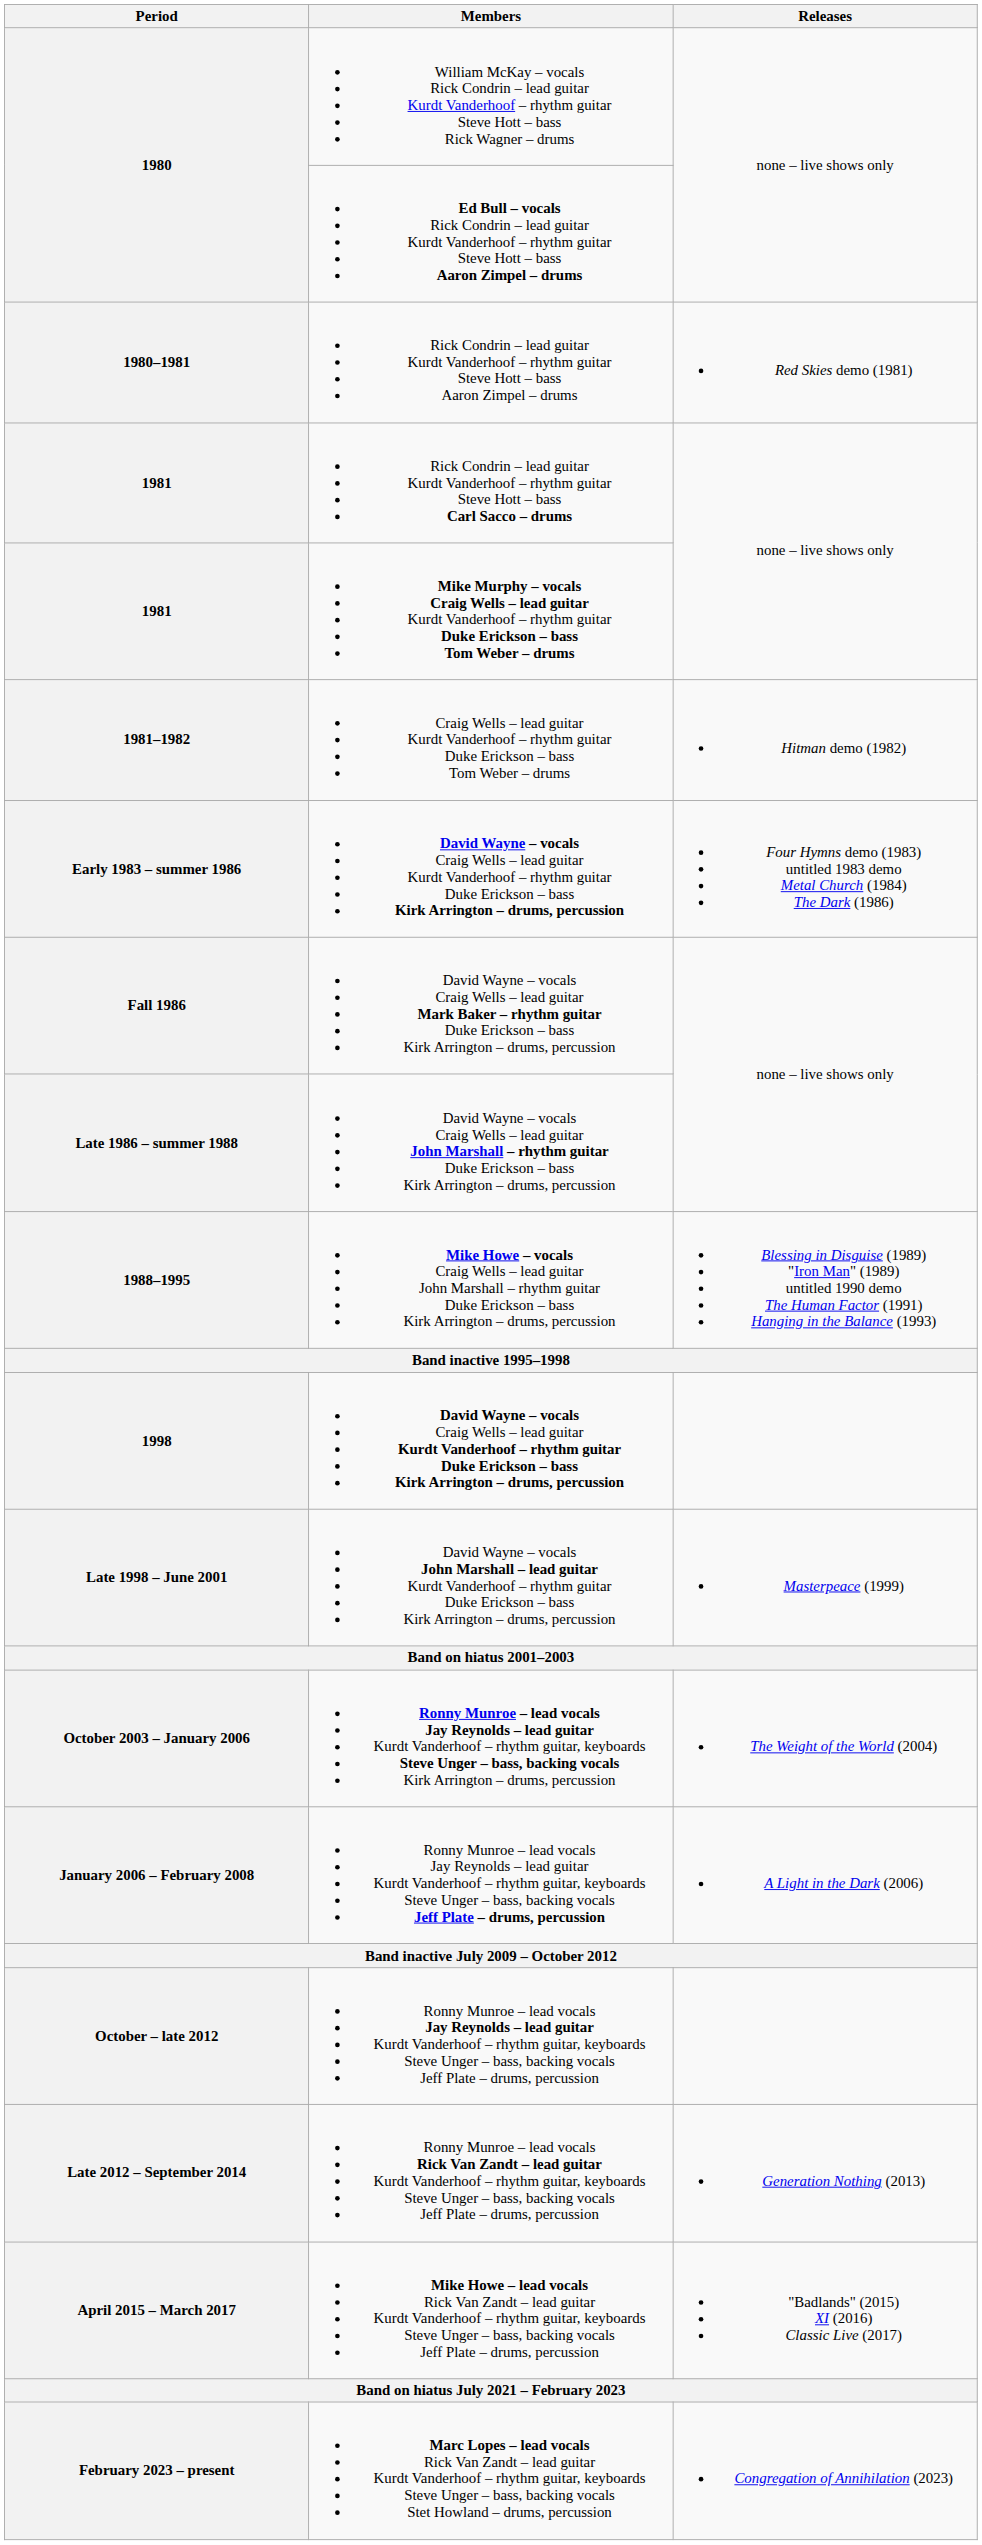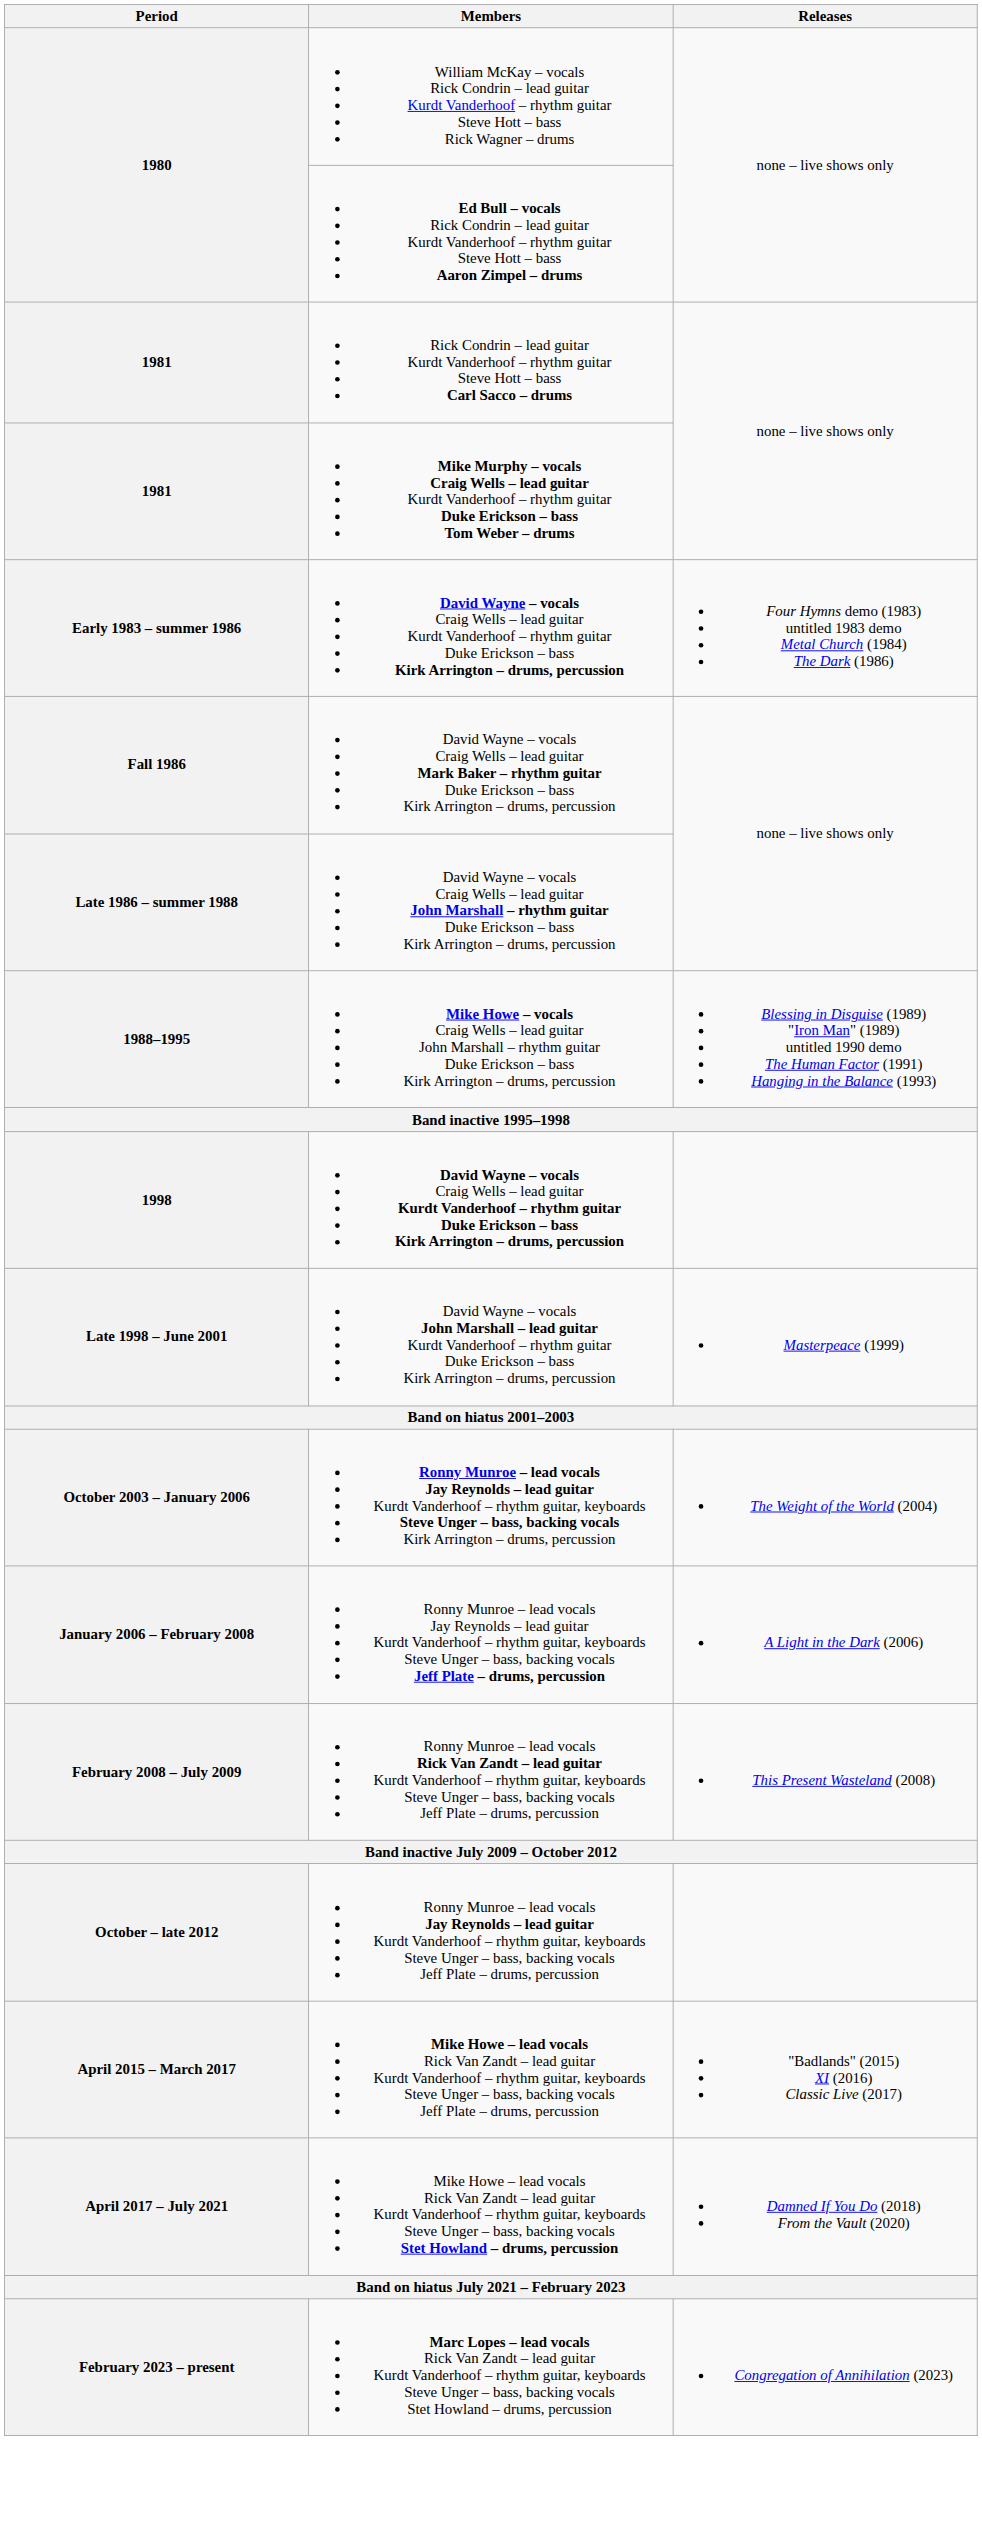- row: (157, 362)
- row: (157, 740)
+ row: (157, 1771)
- row: (157, 2173)
+ row: (157, 2206)
